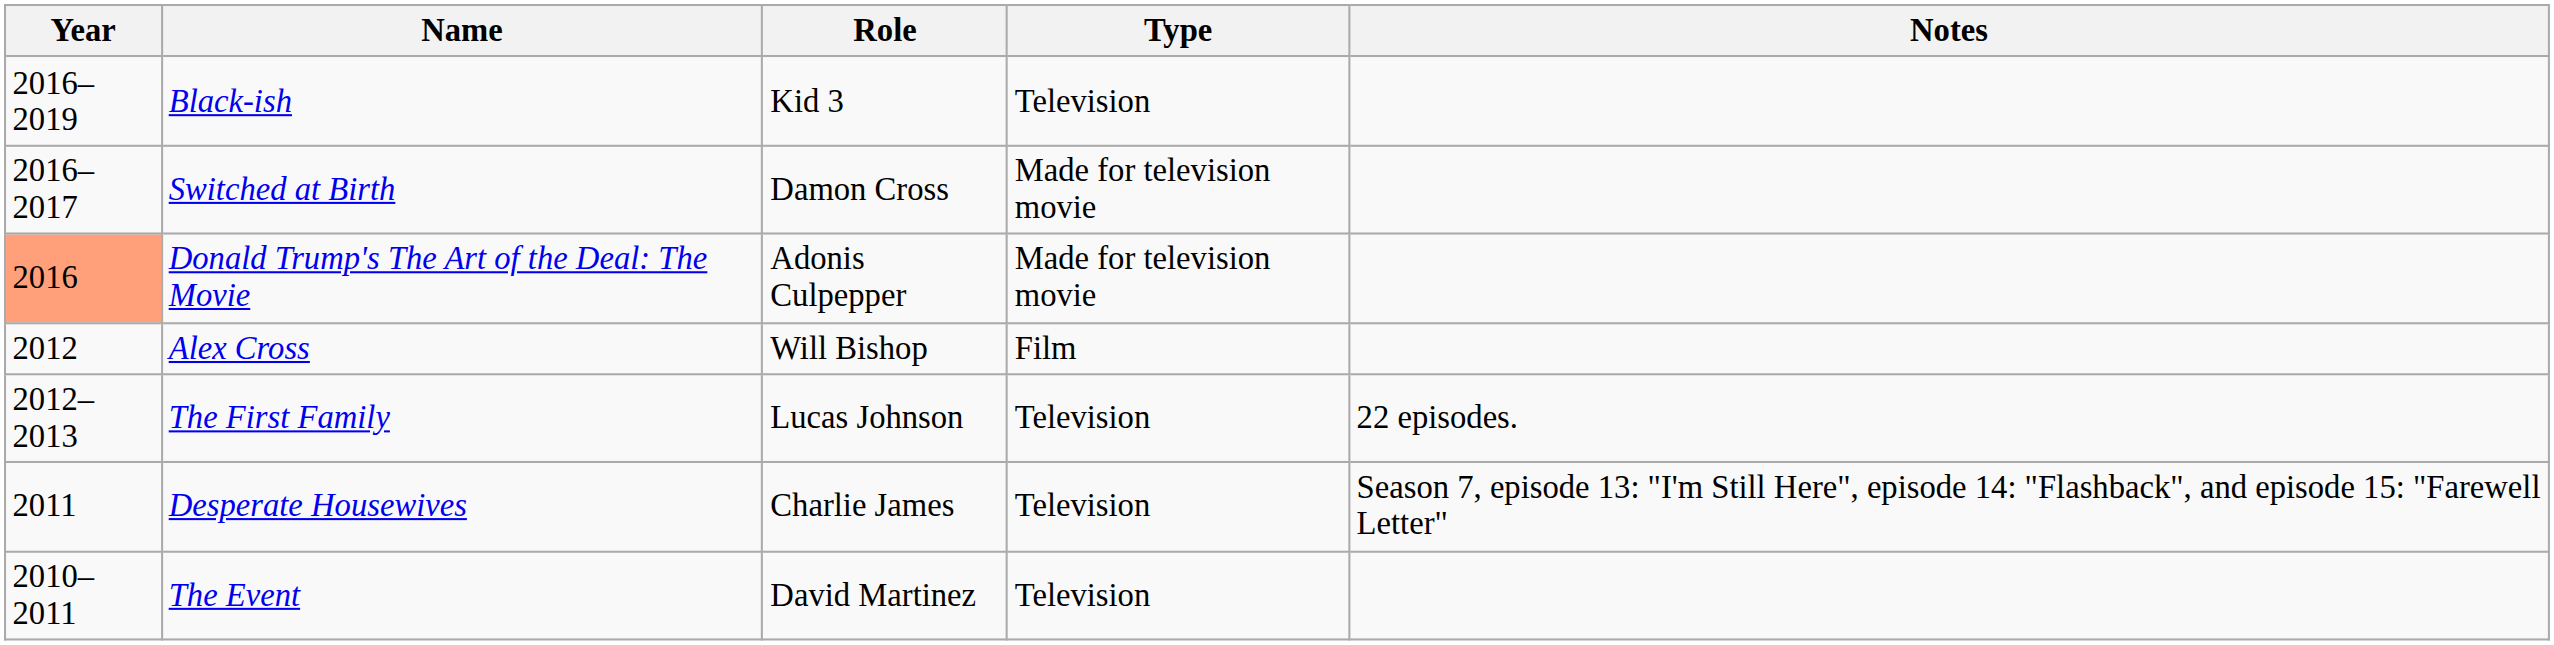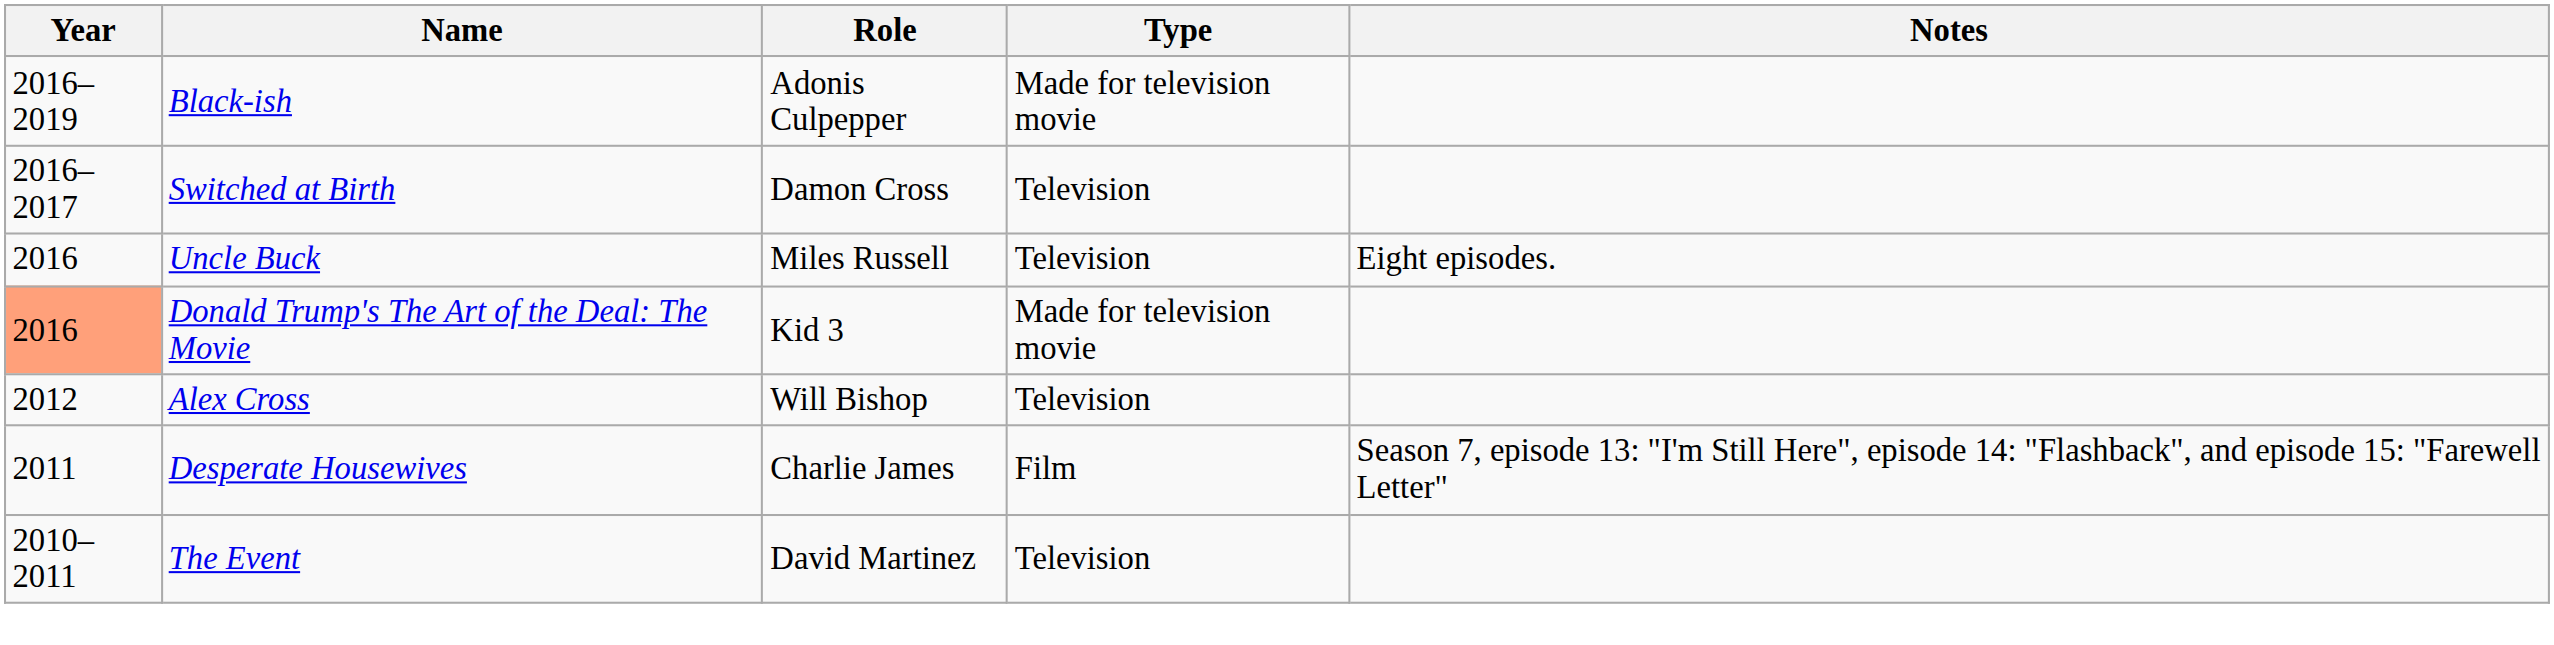(807, 100) Kid 3 -> (838, 100) Adonis Culpepper
(1083, 100) Television -> (1143, 100) Made for television movie
(1143, 188) Made for television movie -> (1083, 188) Television
+ row: (244, 259)
(838, 277) Adonis Culpepper -> (807, 329) Kid 3
(1046, 347) Film -> (1083, 399) Television
- row: (279, 417)
(1083, 506) Television -> (1046, 469) Film
